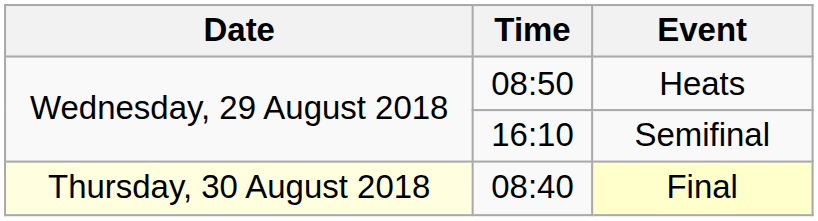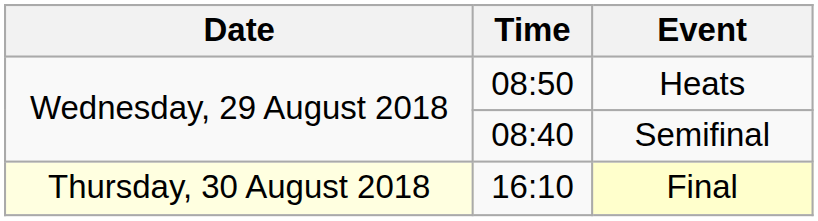(533, 135) 16:10 -> (533, 135) 08:40
(533, 187) 08:40 -> (533, 187) 16:10
